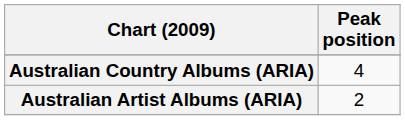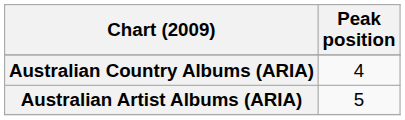(359, 99) 2 -> (359, 99) 5
